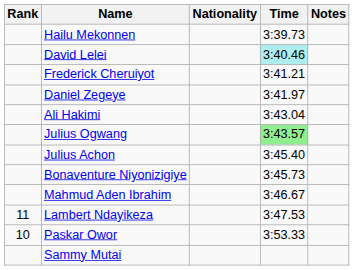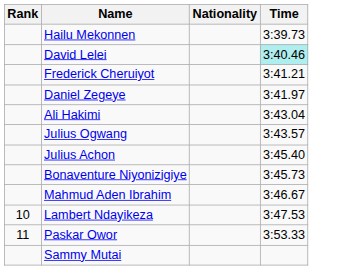- column: (329, 14)
(284, 134) lightgreen background -> (284, 134) no background
(23, 214) 11 -> (23, 214) 10
(23, 235) 10 -> (23, 235) 11
